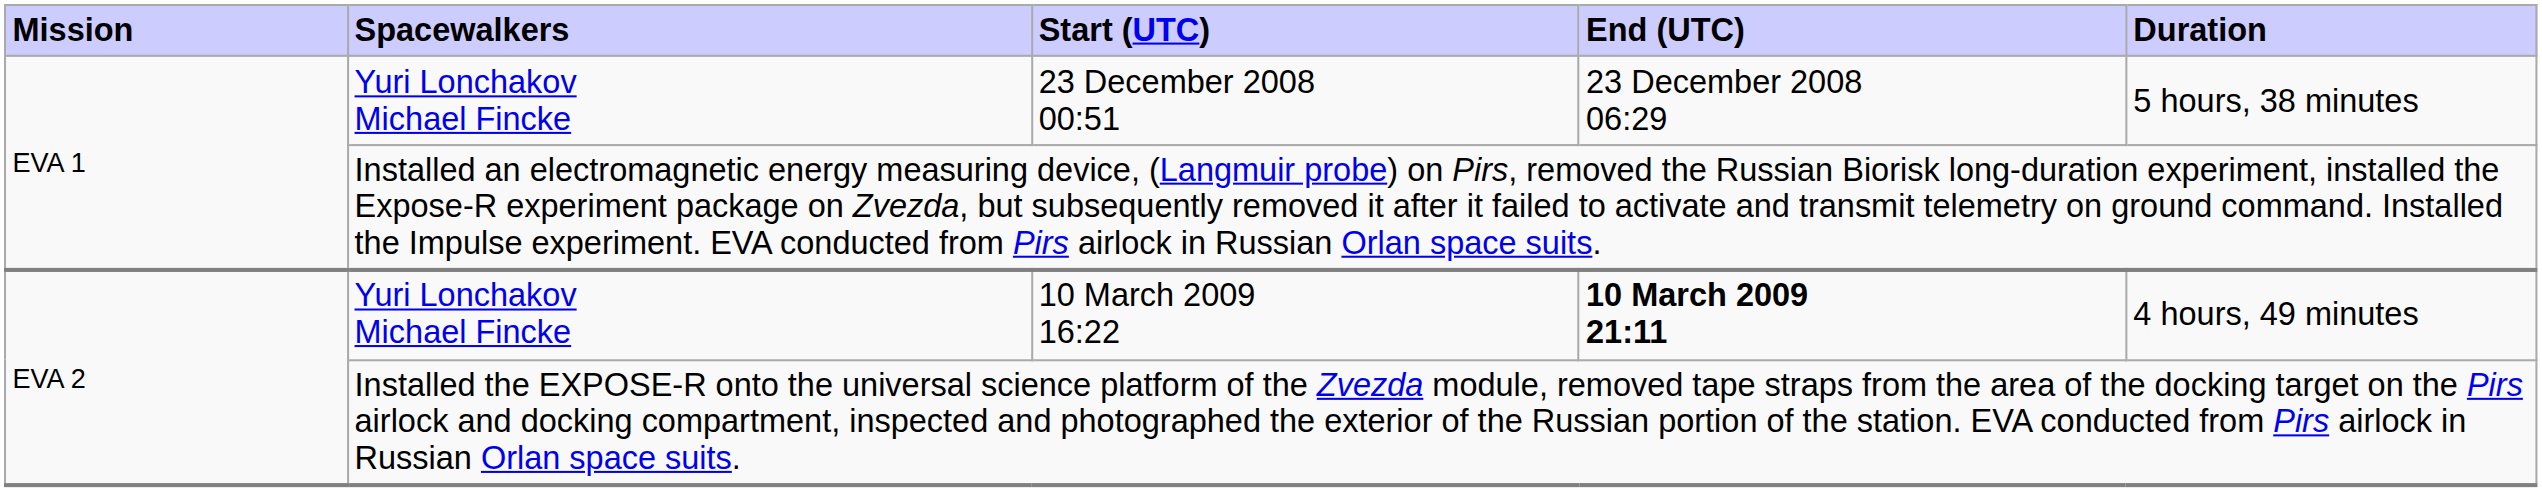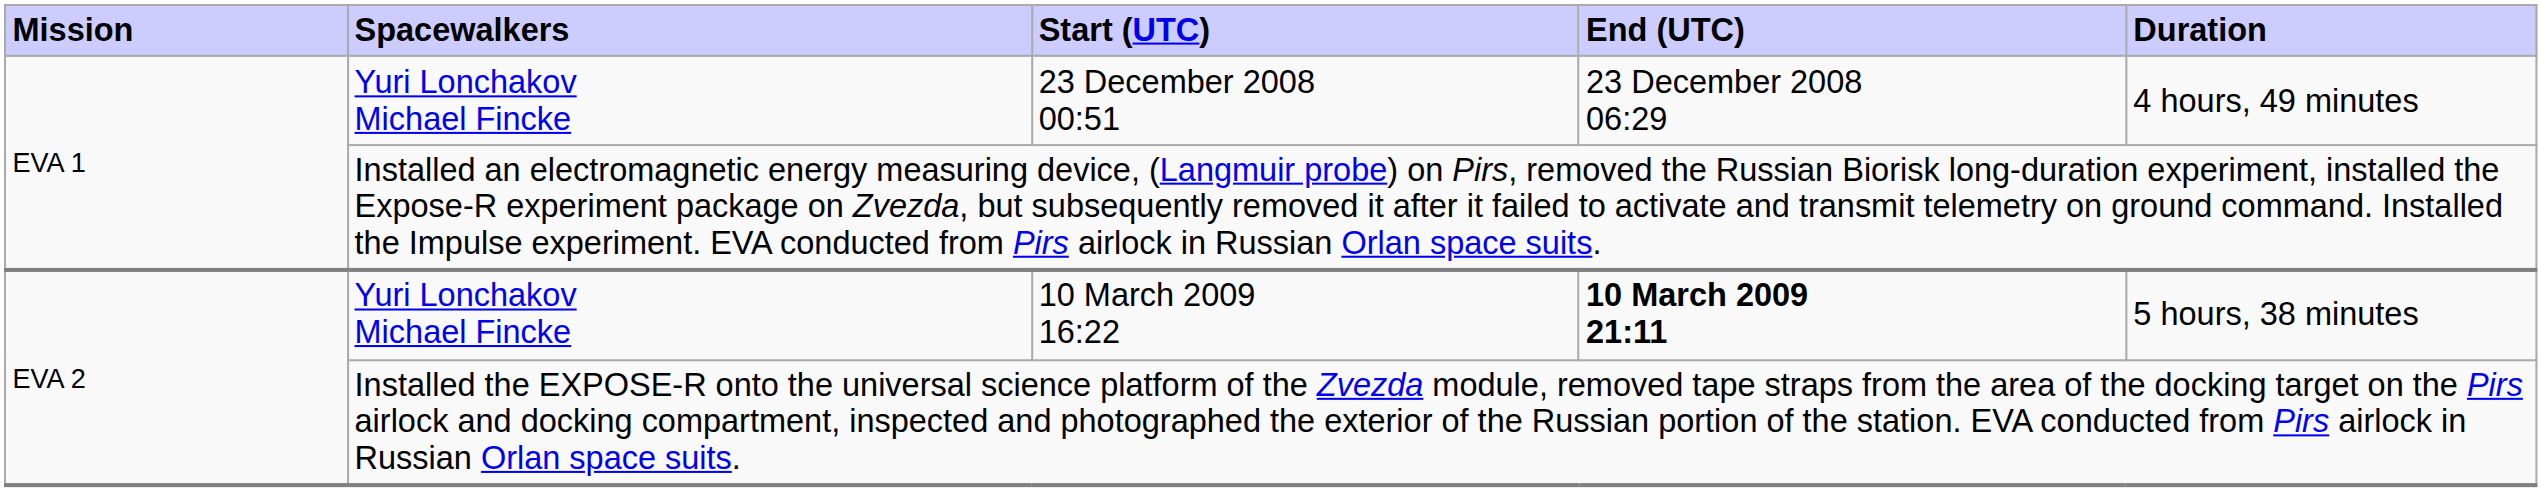(2276, 100) 5 hours, 38 minutes -> (2276, 100) 4 hours, 49 minutes
(2276, 314) 4 hours, 49 minutes -> (2276, 314) 5 hours, 38 minutes
